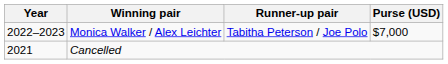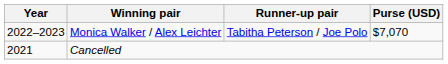(390, 31) $7,000 -> (390, 31) $7,070
